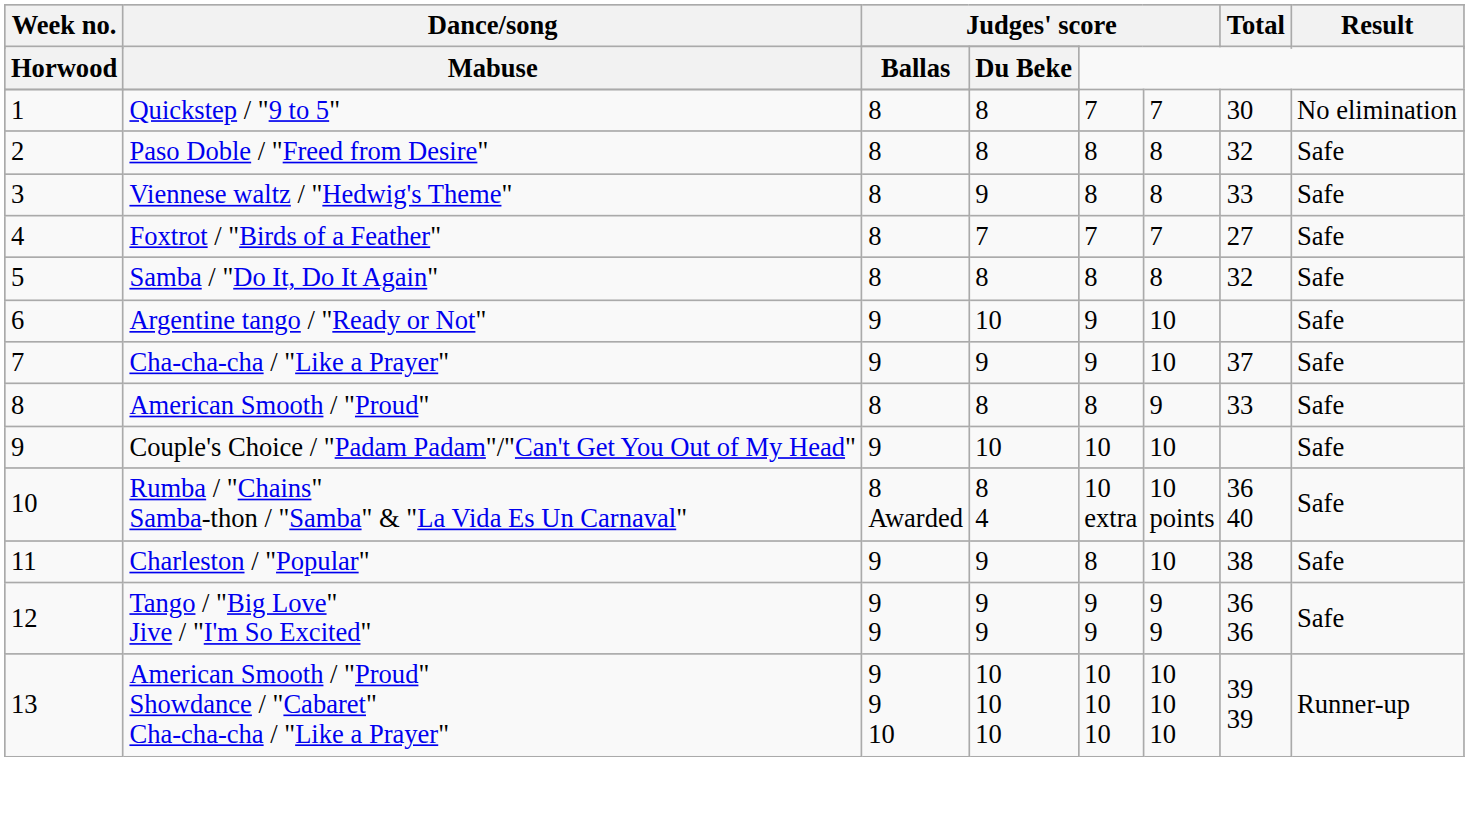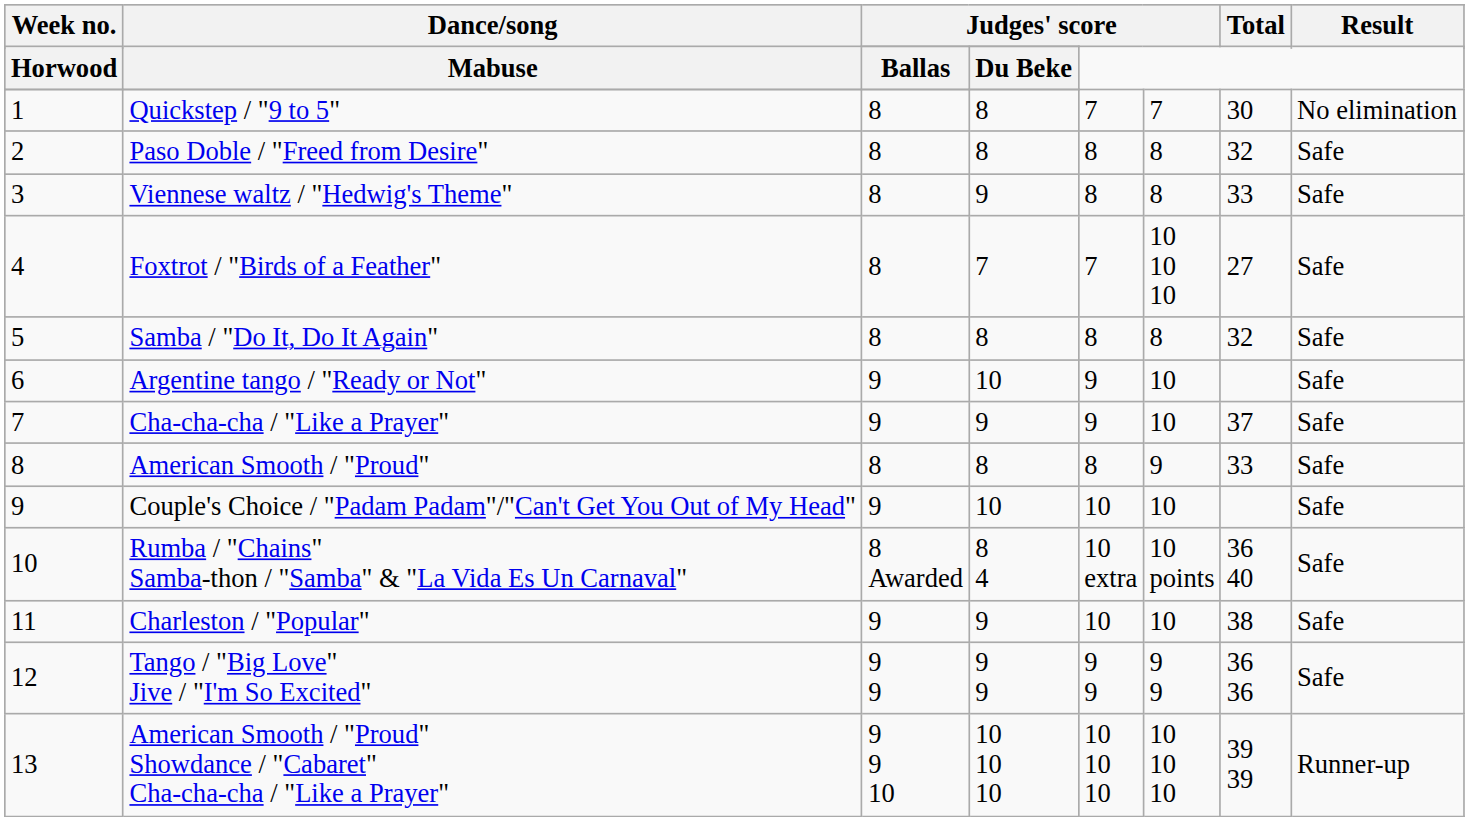(1156, 236) 7 -> (1163, 266) 10 10 10
(1091, 560) 8 -> (1097, 620) 10
